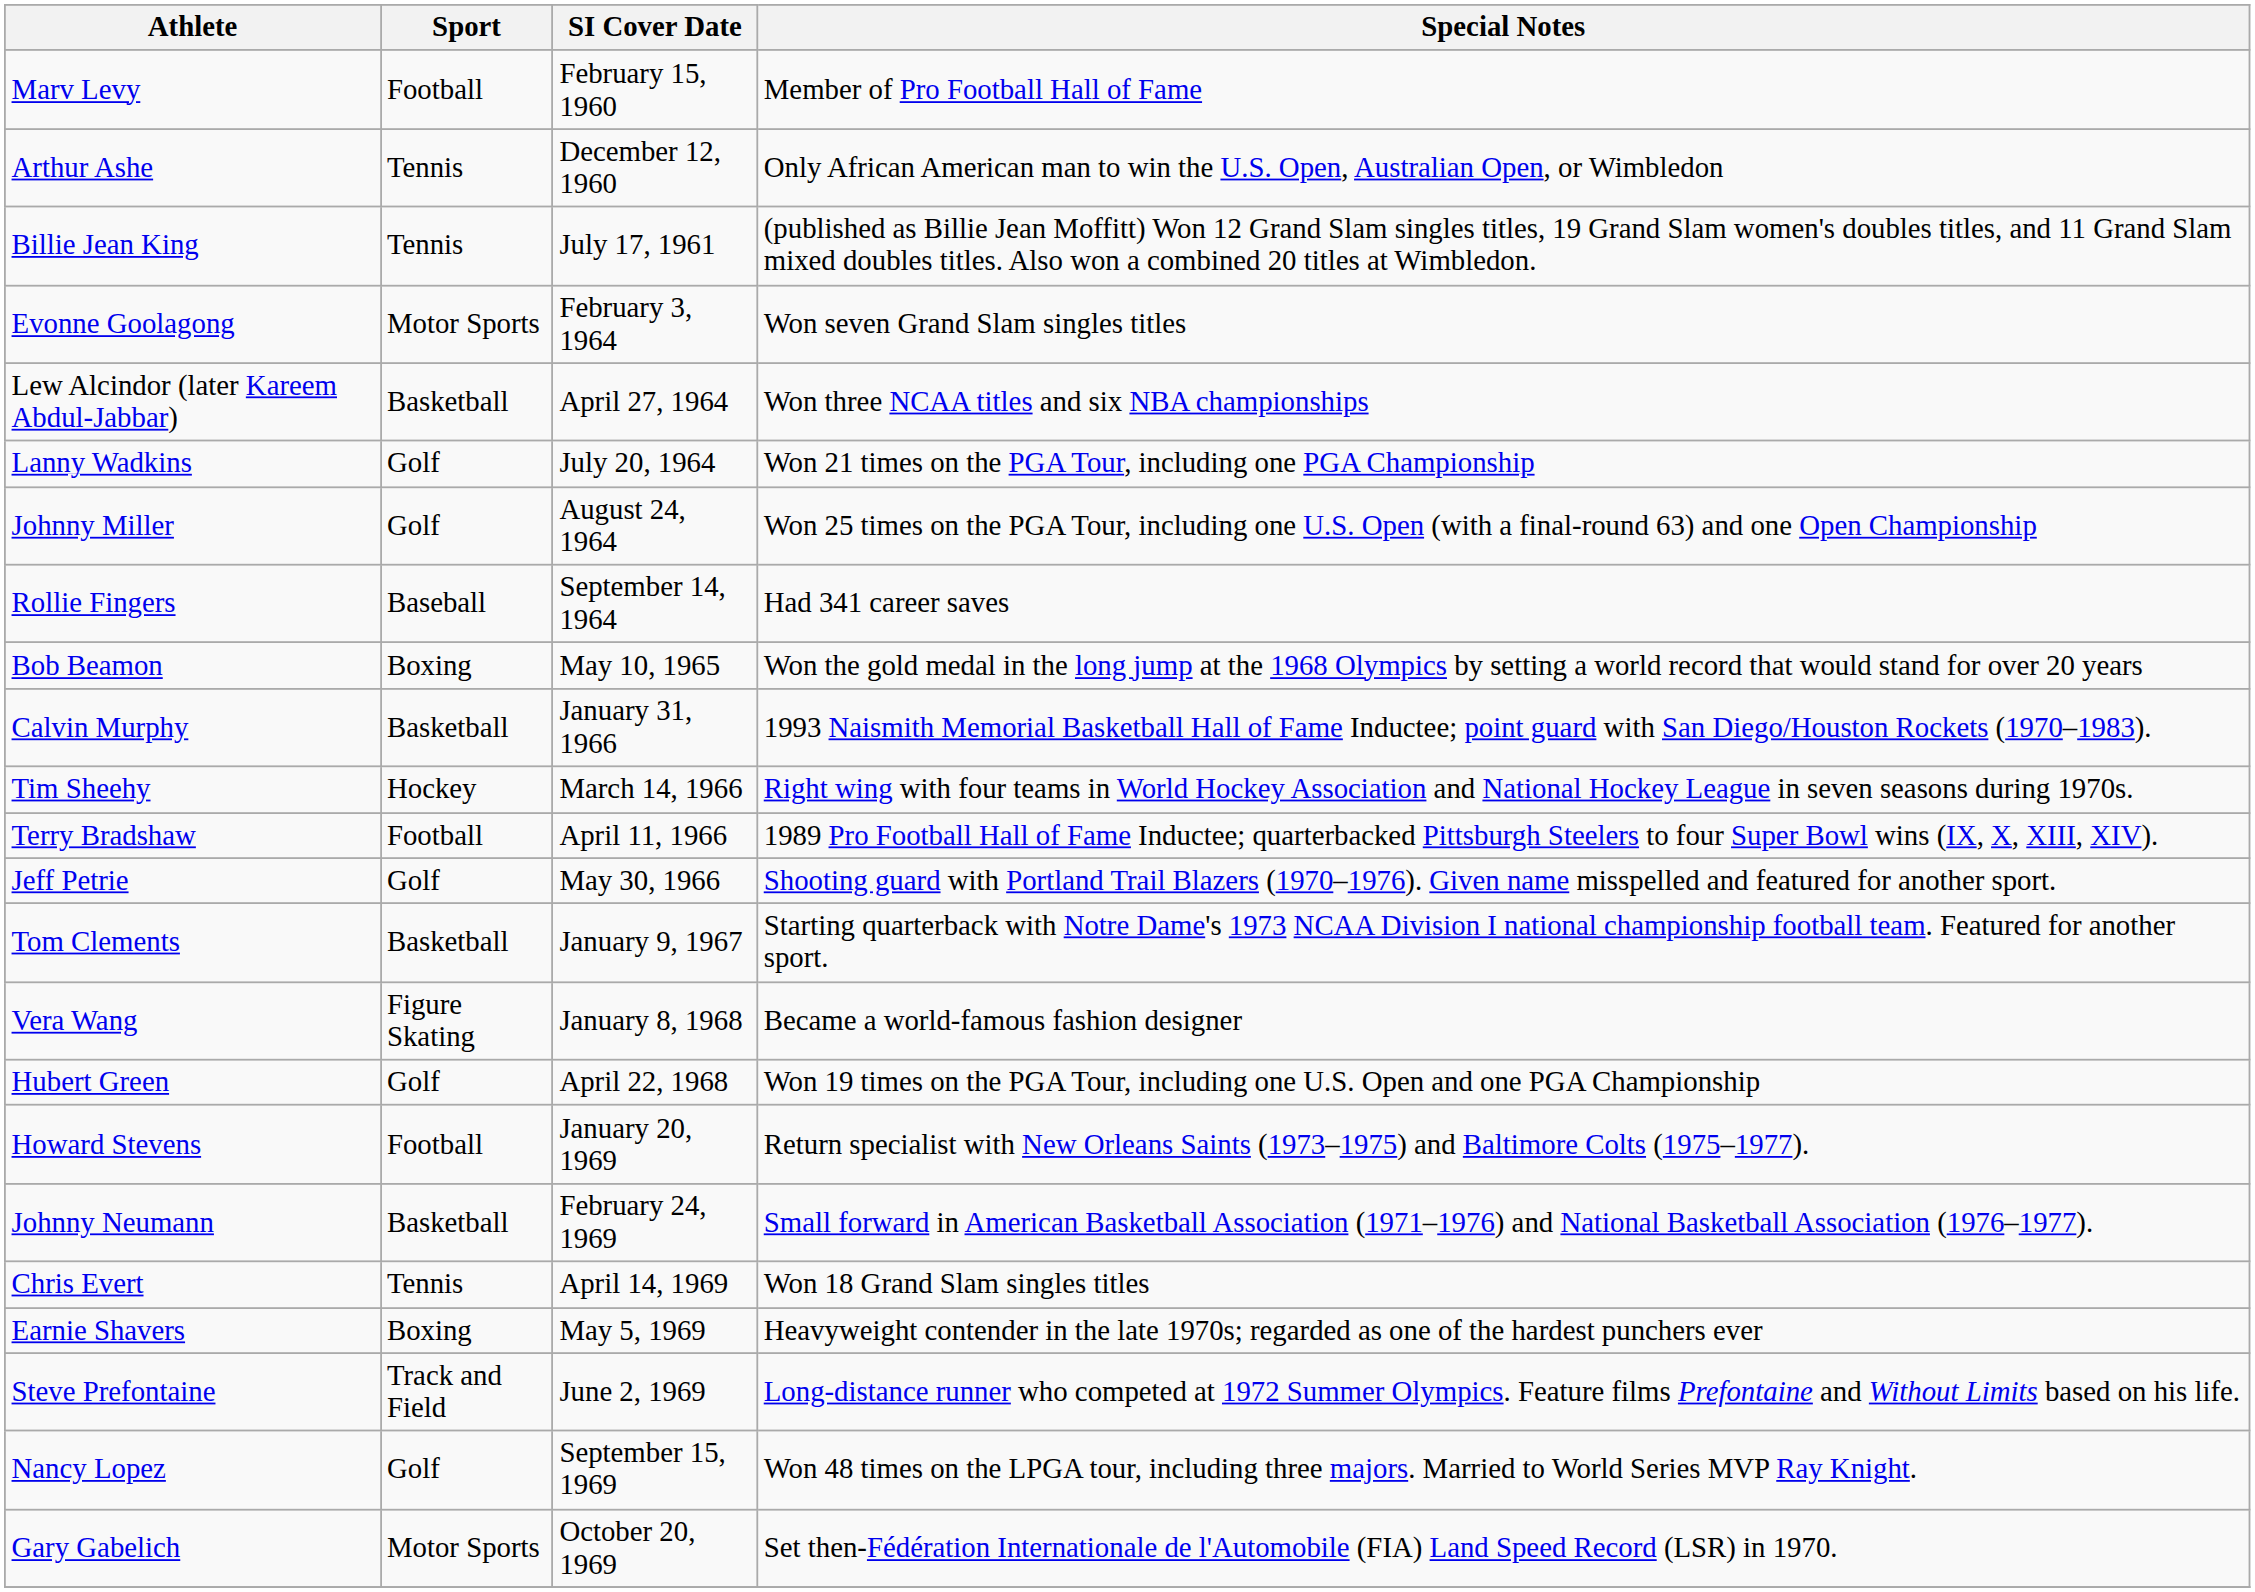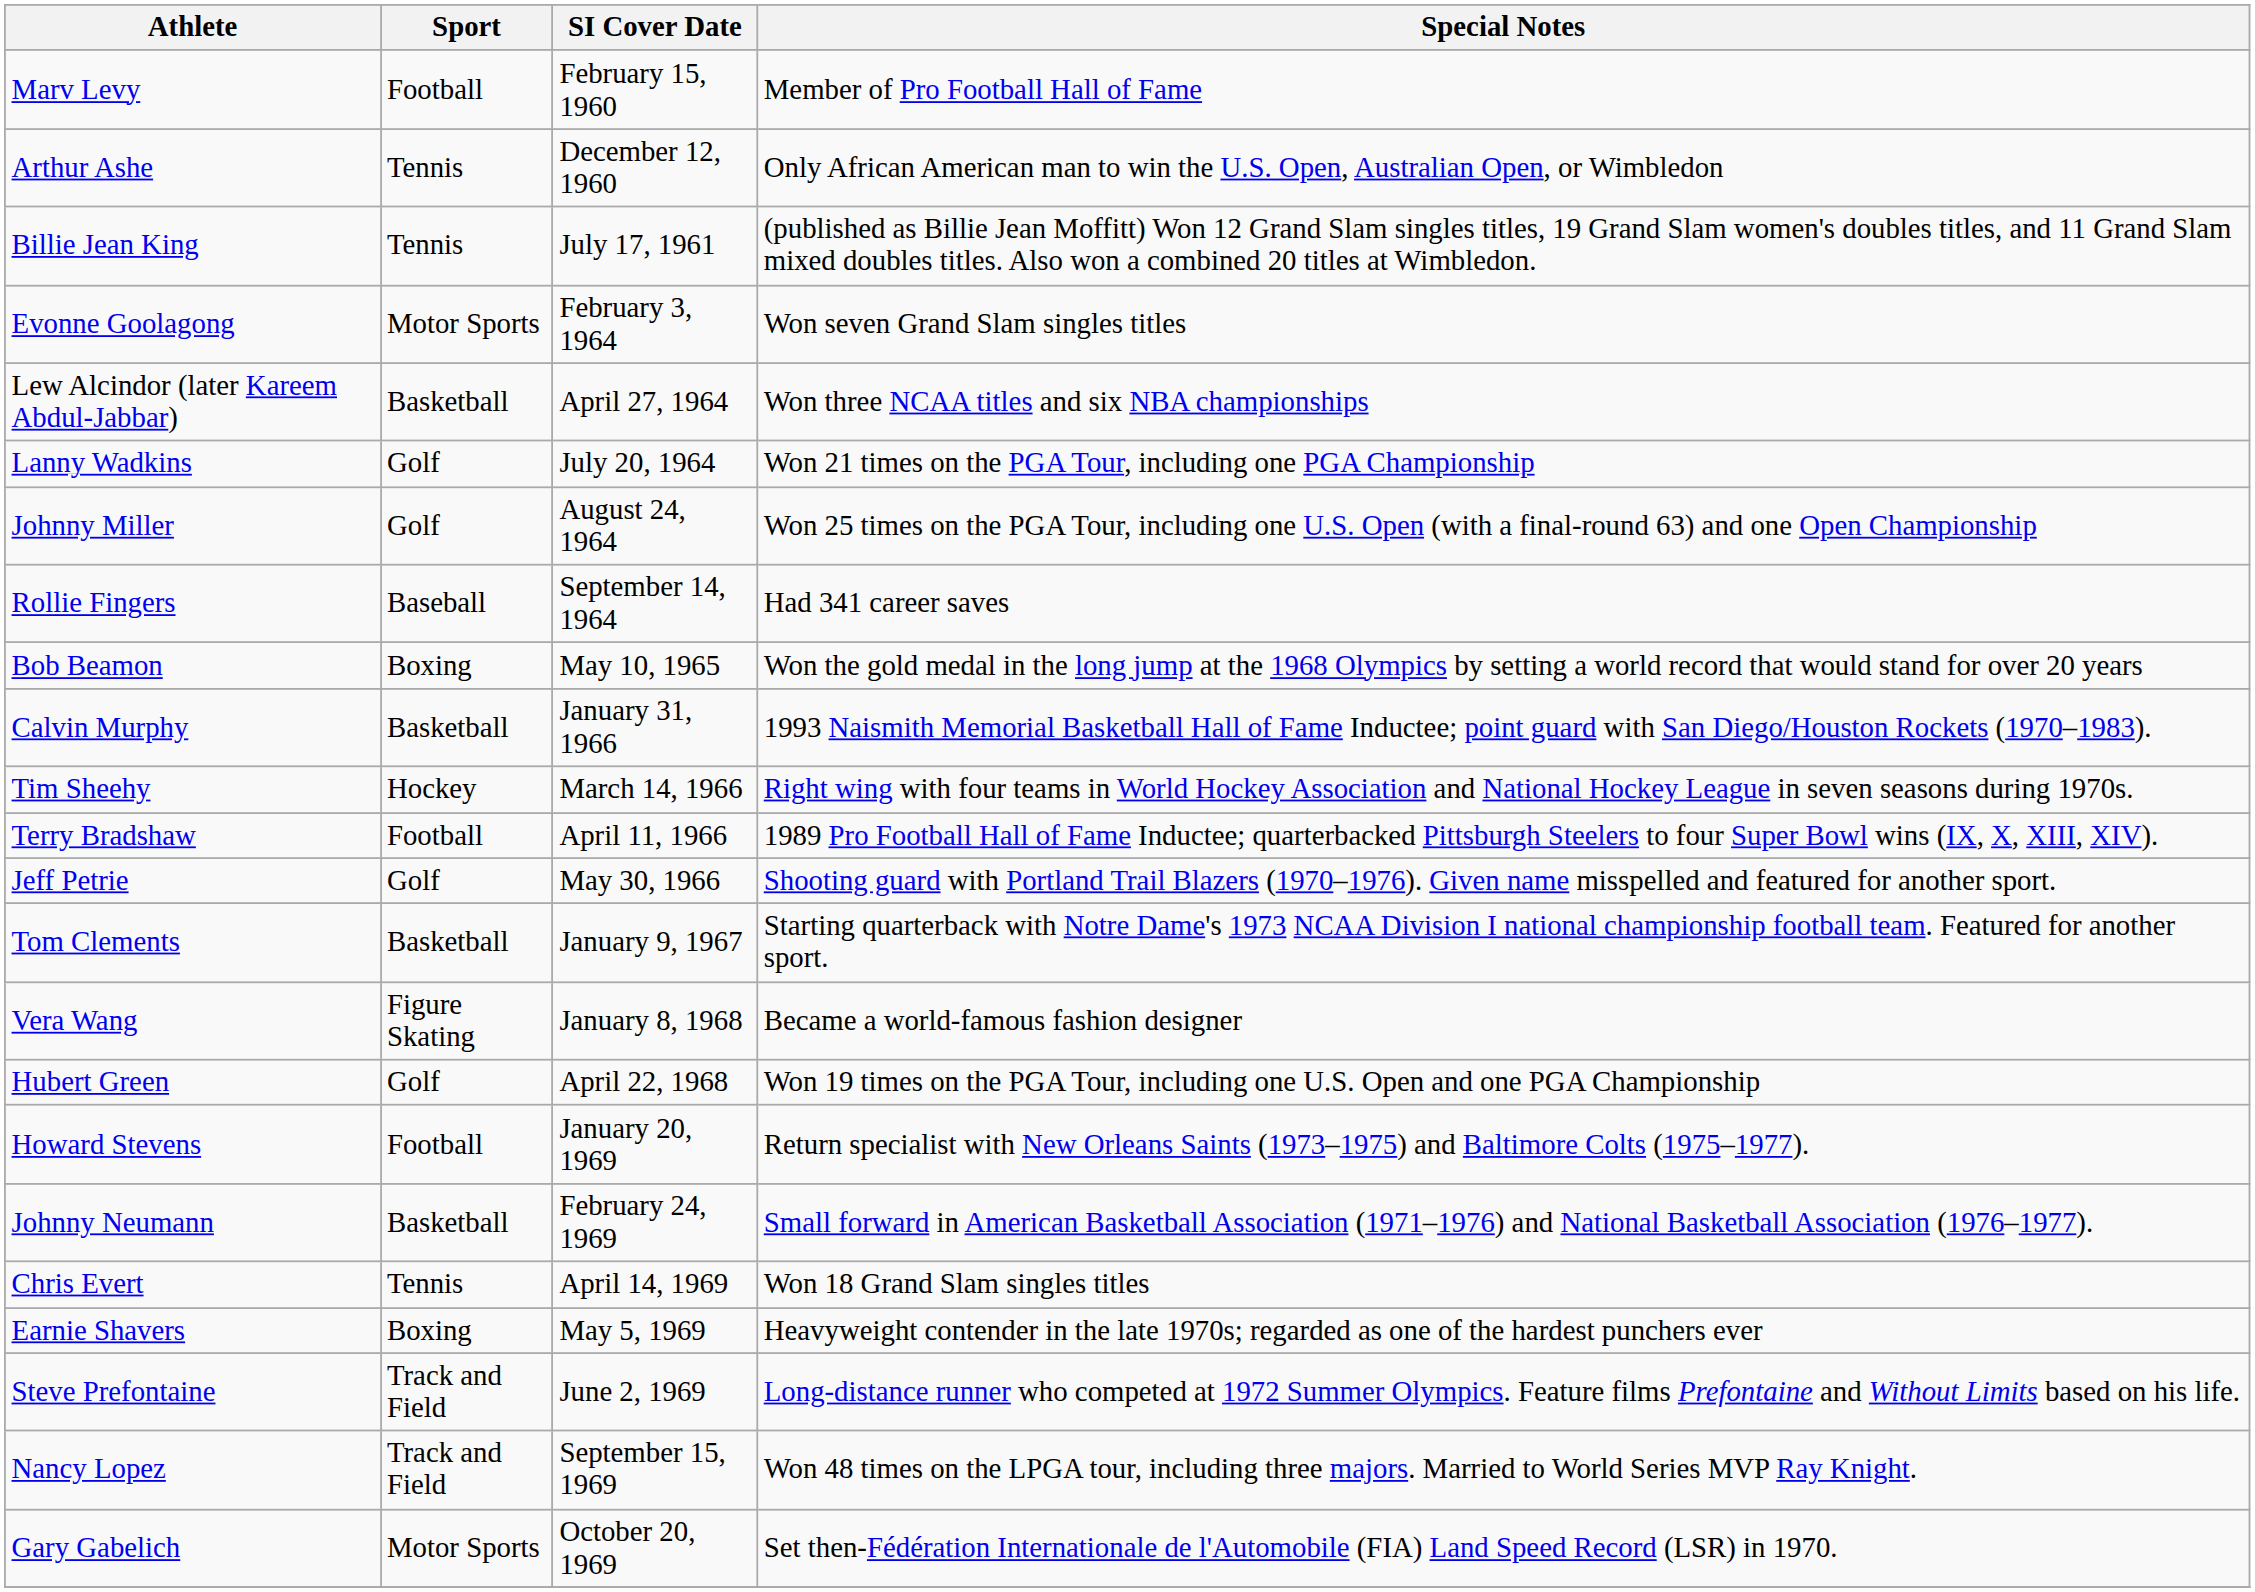(413, 1469) Golf -> (444, 1469) Track and Field
